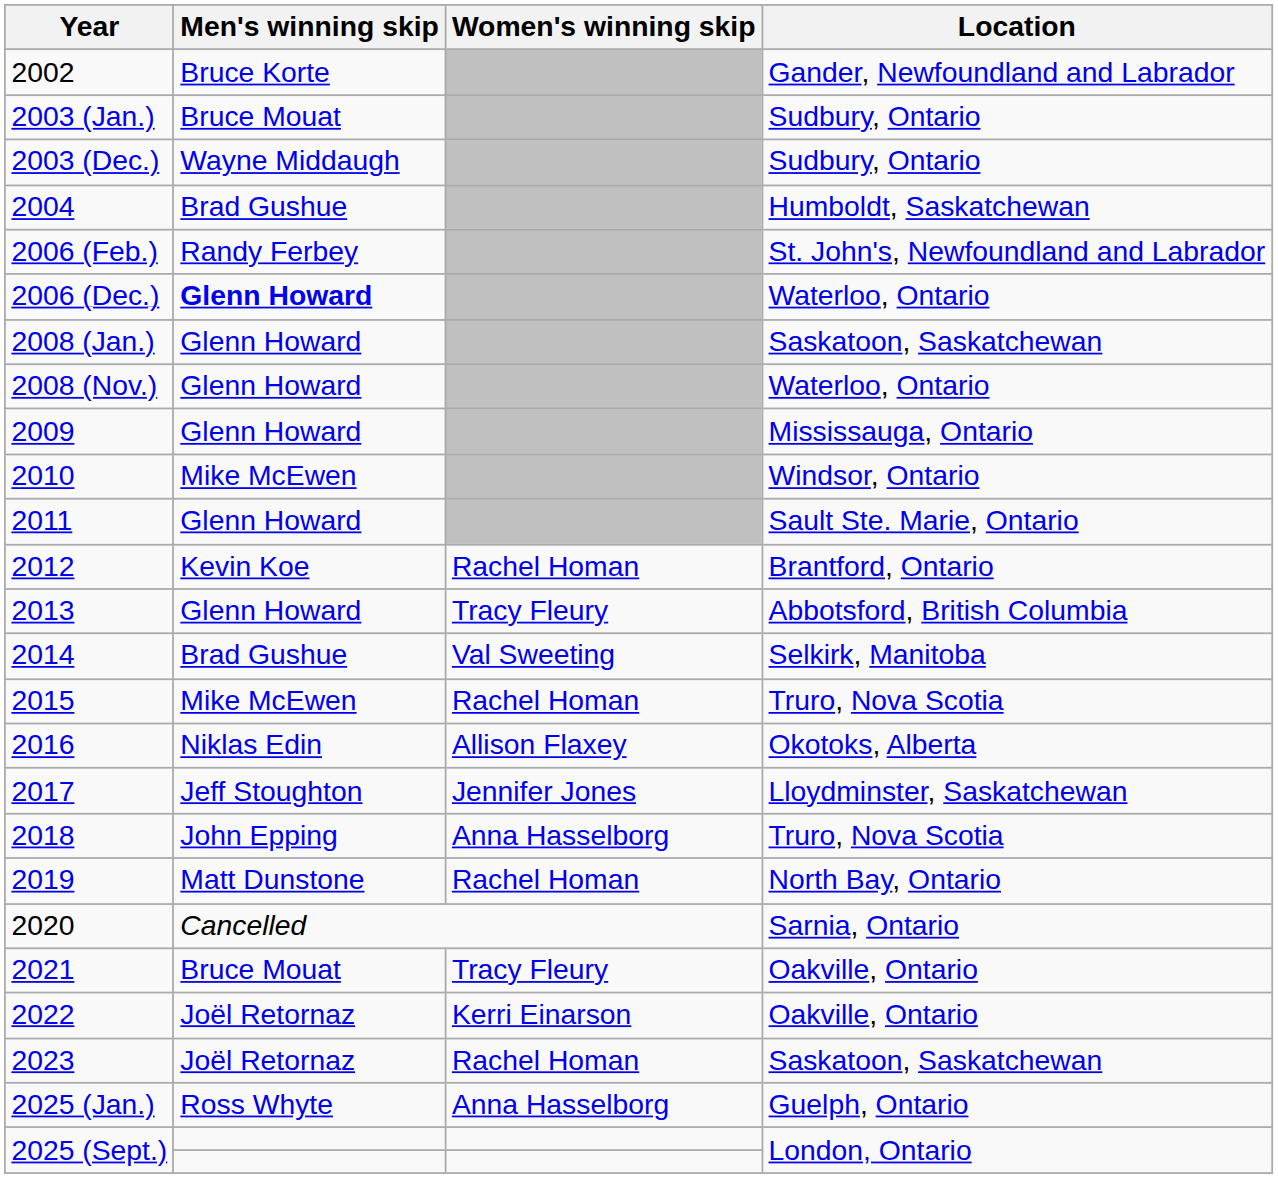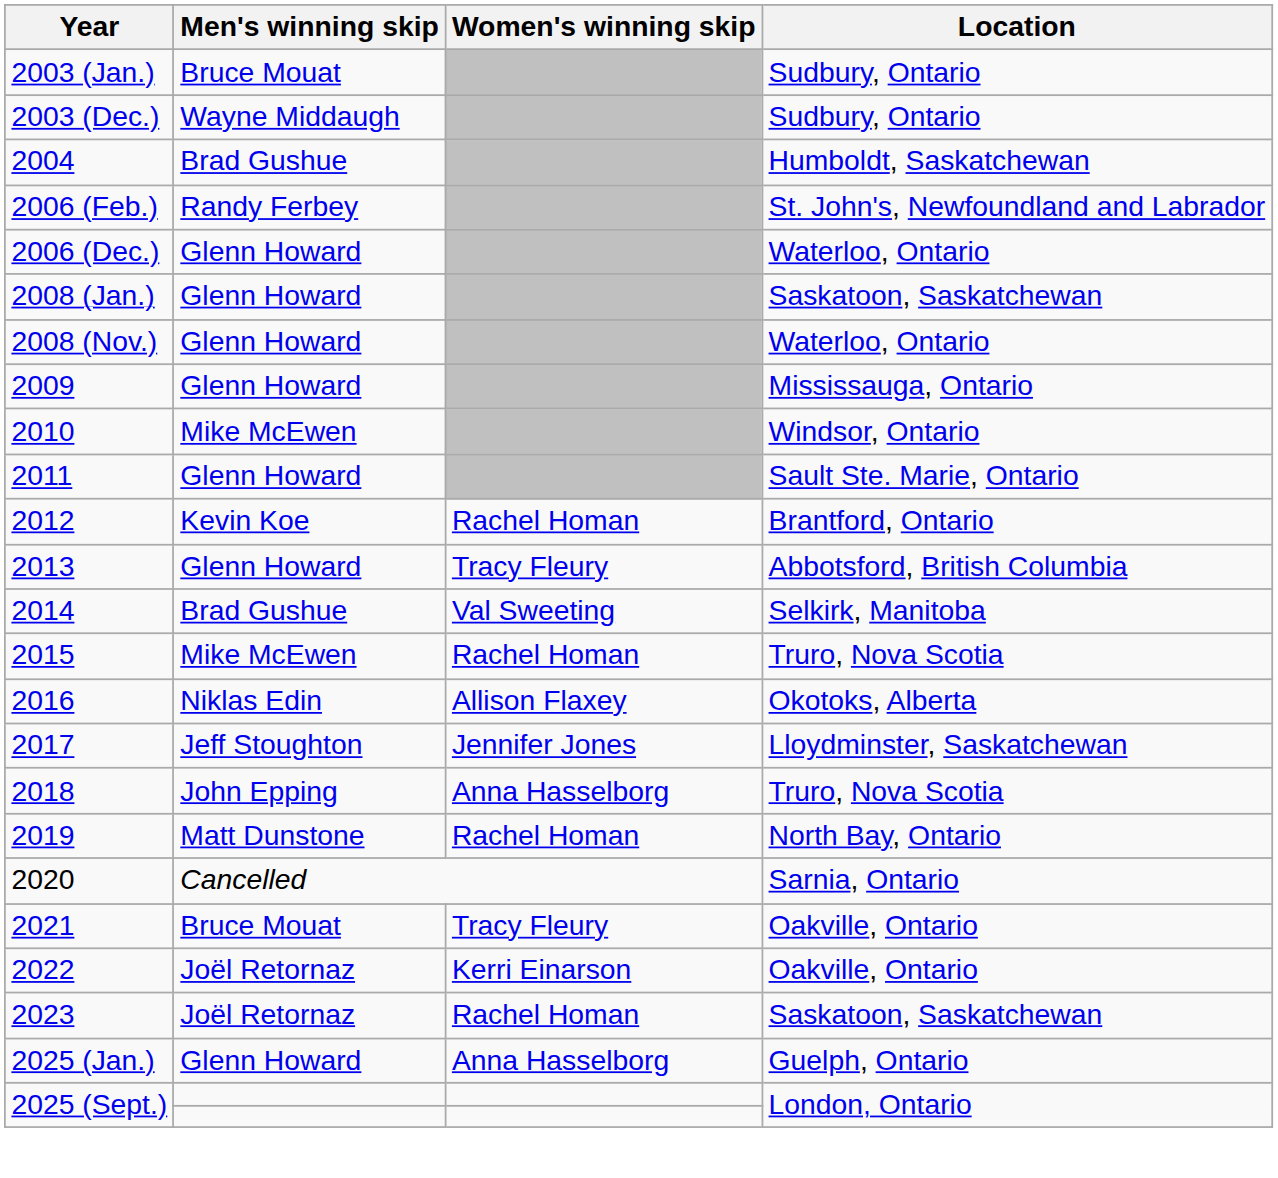- row: (43, 71)
(276, 296) bold -> (271, 251) normal
(257, 1104) Ross Whyte -> (271, 1059) Glenn Howard
